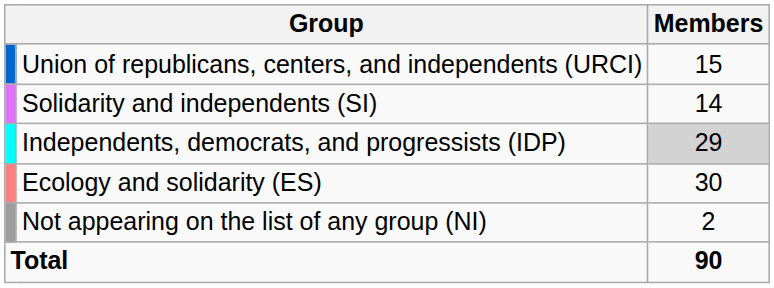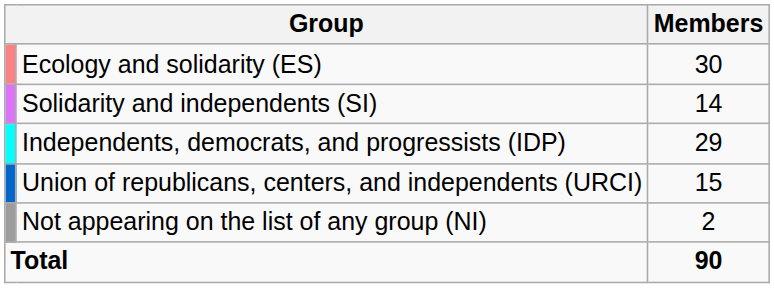rows swapped: (172, 182) <-> (332, 63)
(709, 143) lightgrey background -> (709, 143) no background
